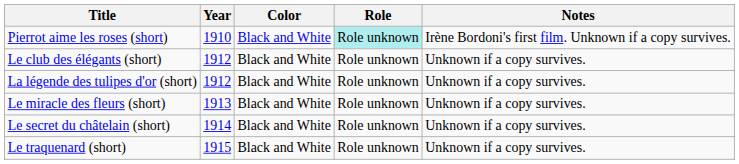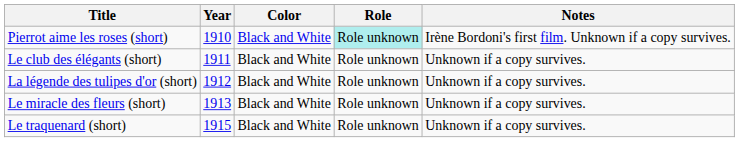(217, 59) 1912 -> (217, 59) 1911
- row: (89, 125)
